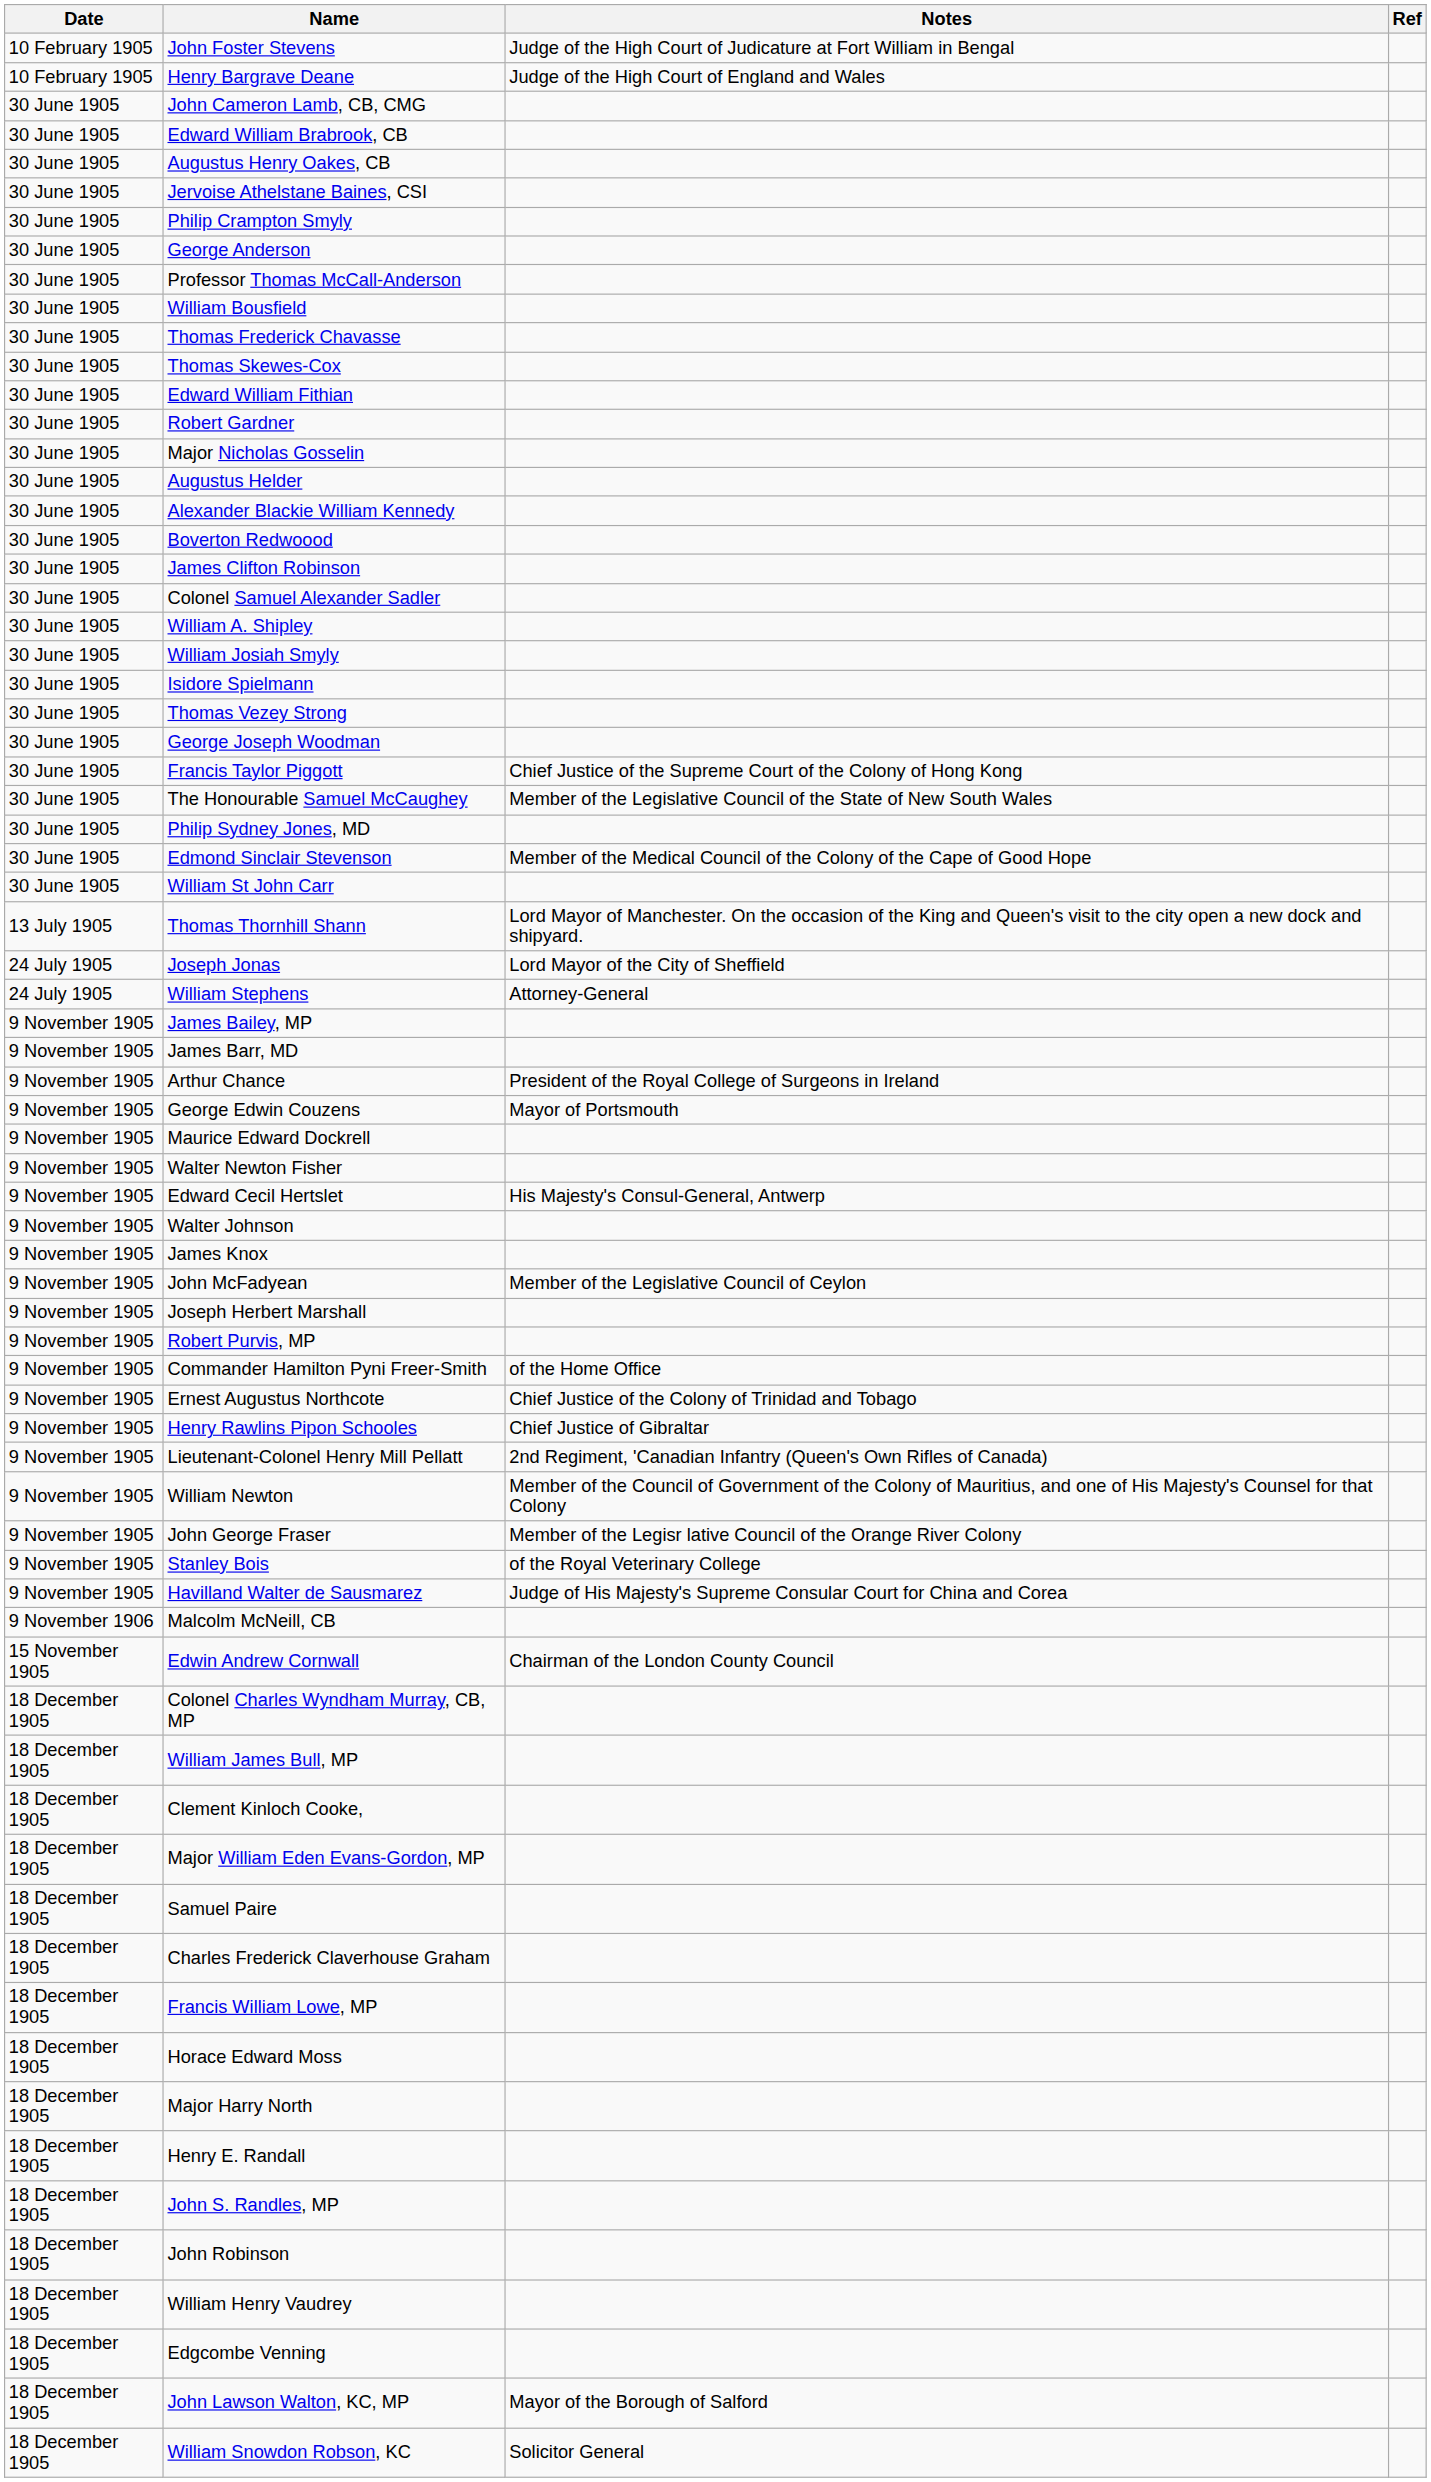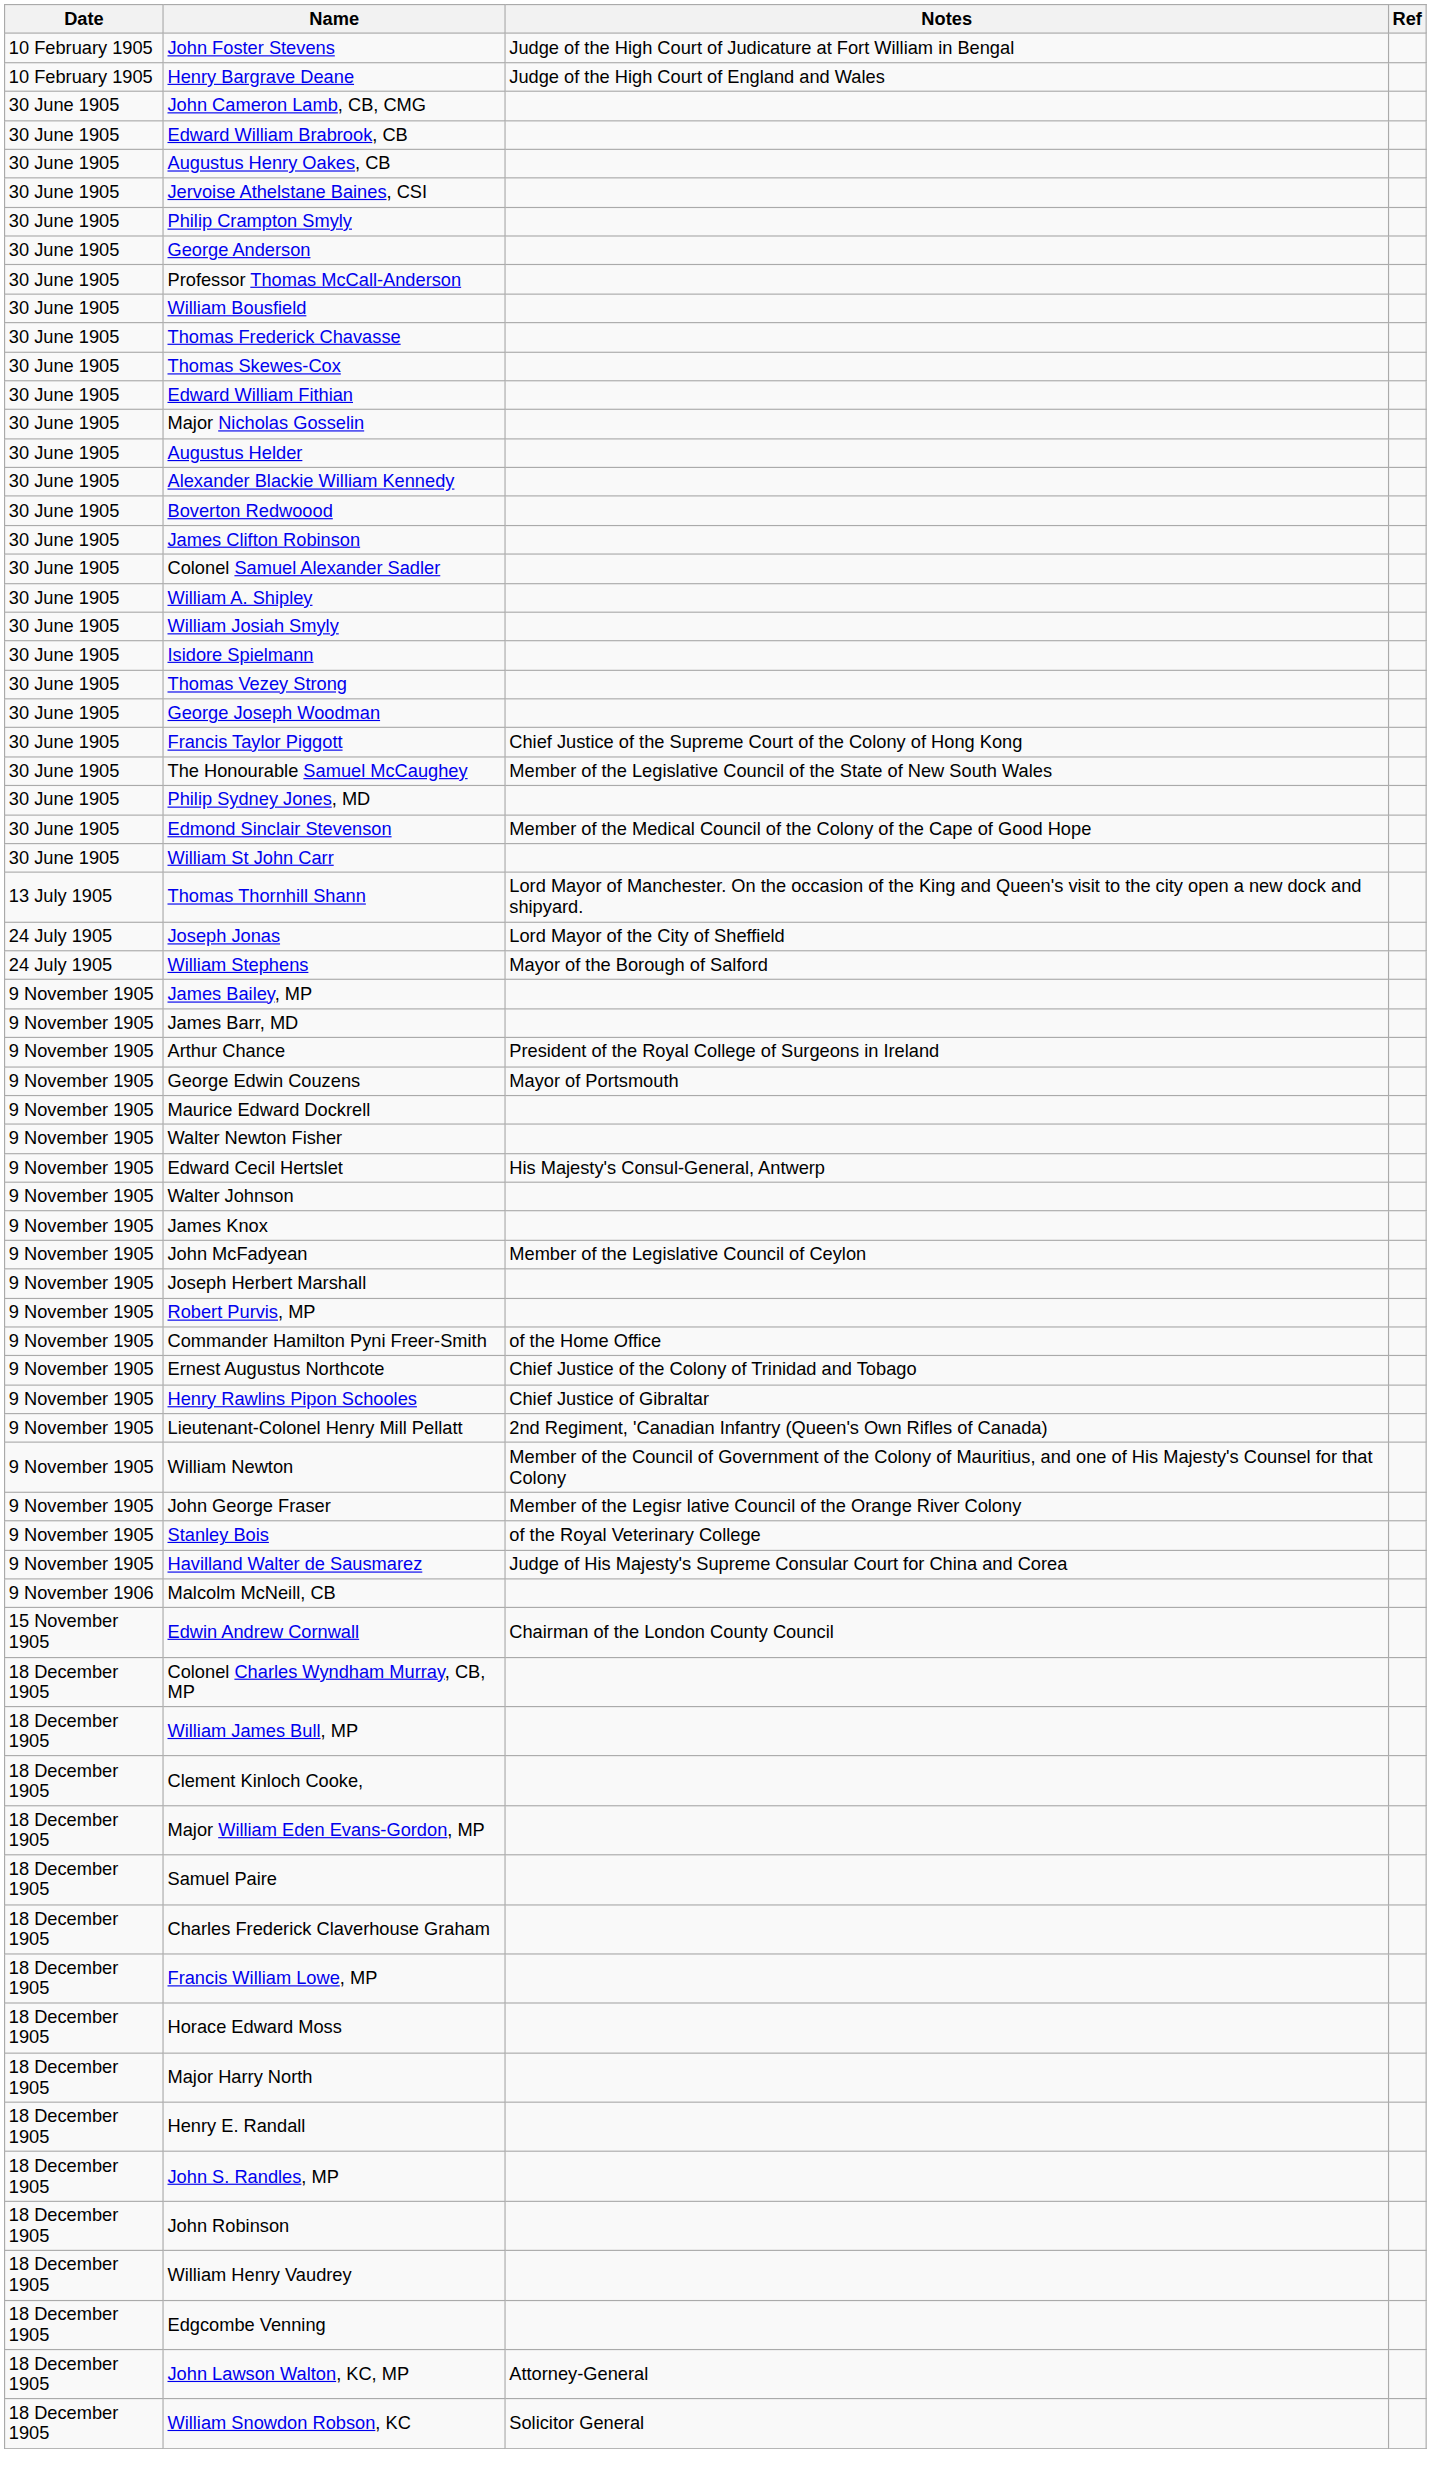- row: (231, 423)
(579, 994) Attorney-General -> (639, 965) Mayor of the Borough of Salford
(639, 2402) Mayor of the Borough of Salford -> (579, 2374) Attorney-General
